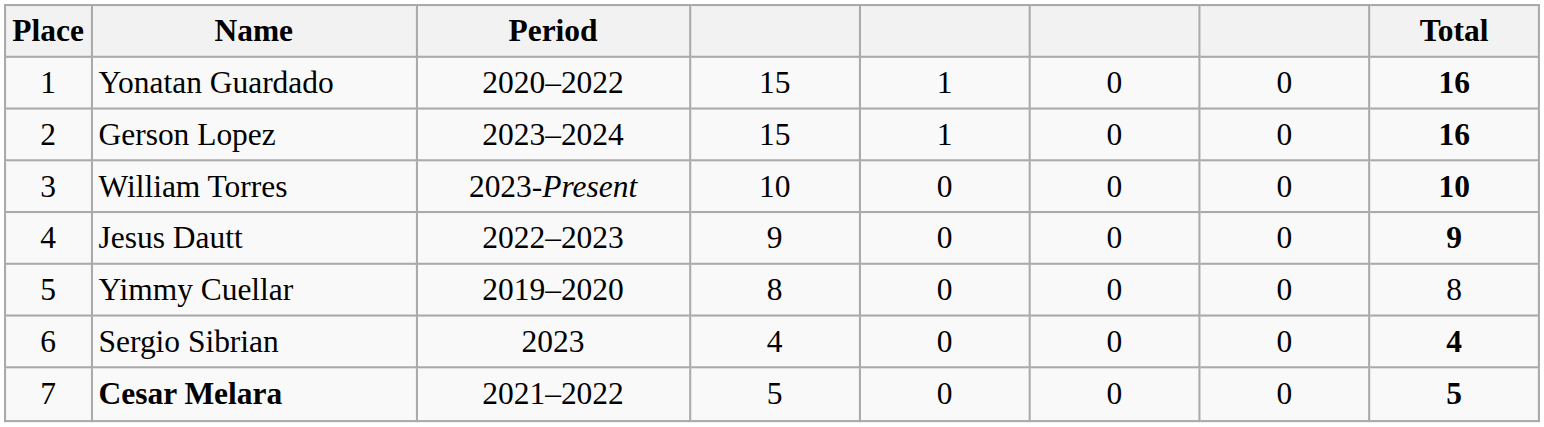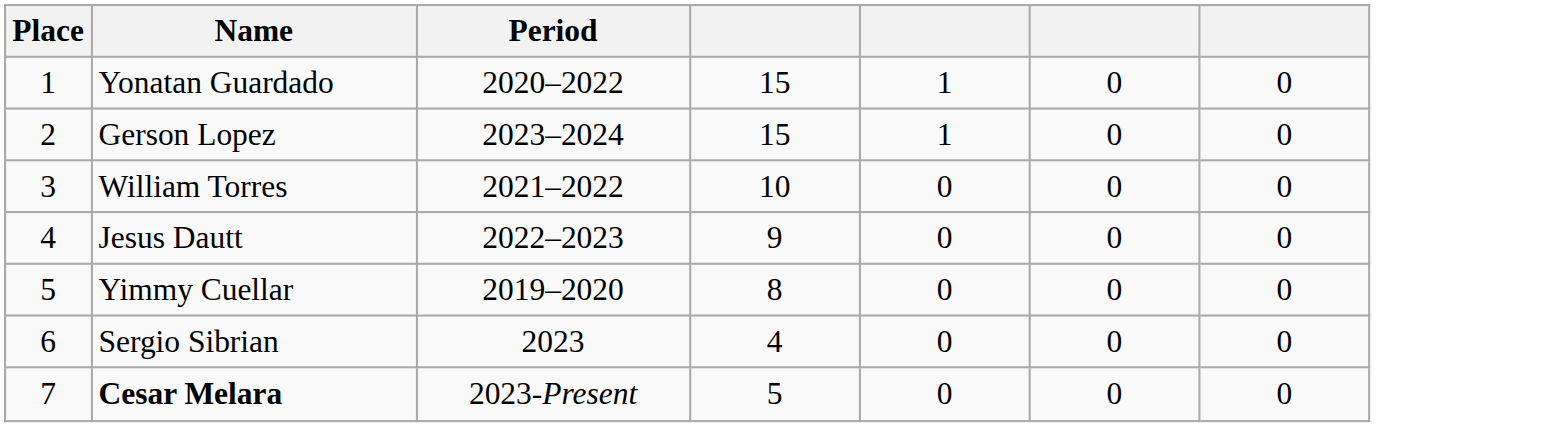- column: (1454, 30)
(553, 186) 2023-Present -> (553, 186) 2021–2022
(553, 393) 2021–2022 -> (553, 393) 2023-Present
